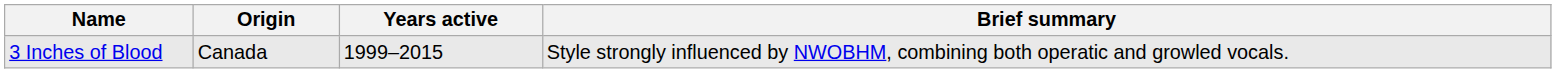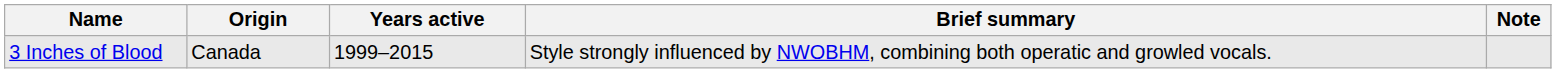+ column: (1519, 20)
